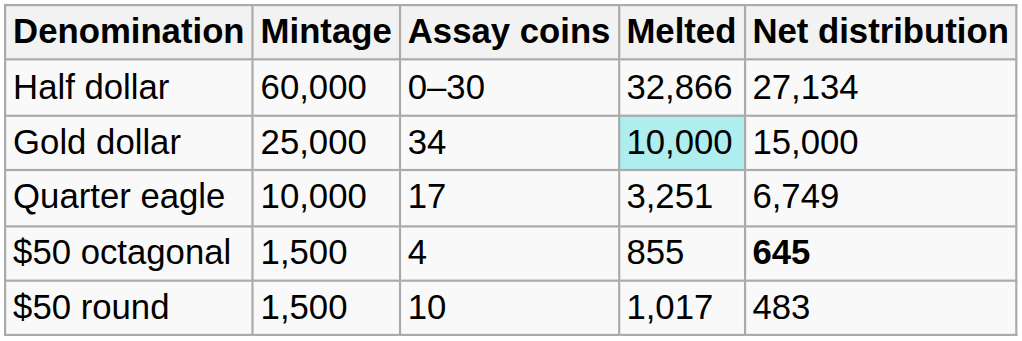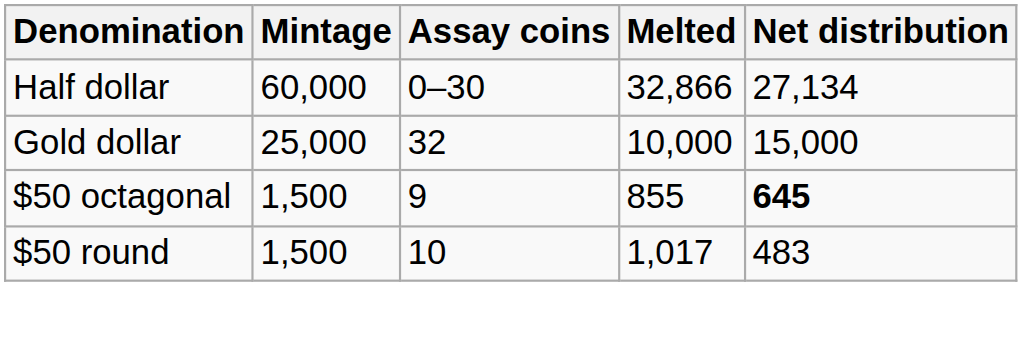(427, 142) 34 -> (427, 142) 32
(680, 142) paleturquoise background -> (680, 142) no background
- row: (119, 197)
(417, 252) 4 -> (417, 197) 9
